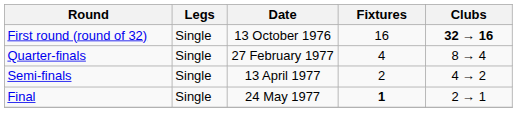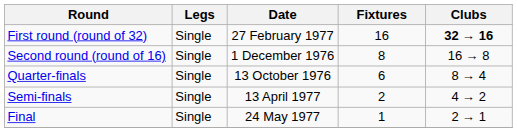(283, 35) 13 October 1976 -> (283, 35) 27 February 1977
+ row: (87, 55)
(283, 55) 27 February 1977 -> (283, 76) 13 October 1976
(382, 55) 4 -> (382, 76) 6
(382, 96) bold -> (382, 117) normal
